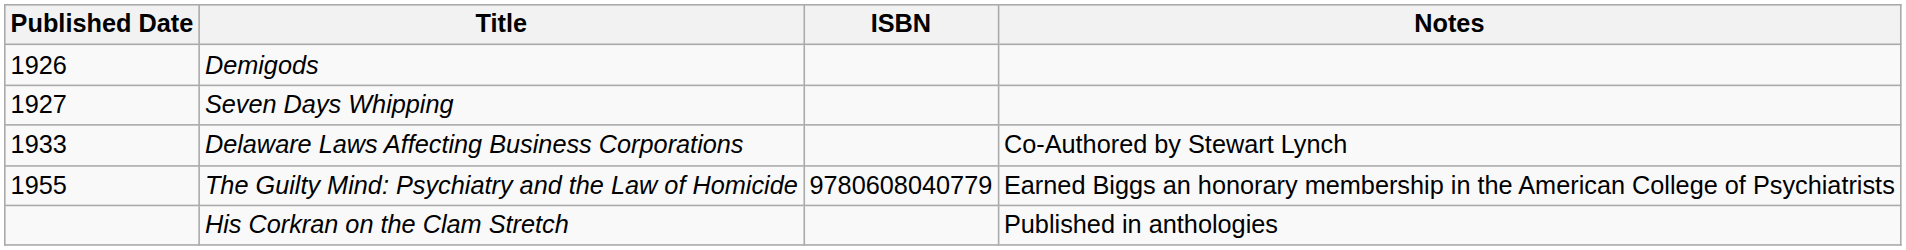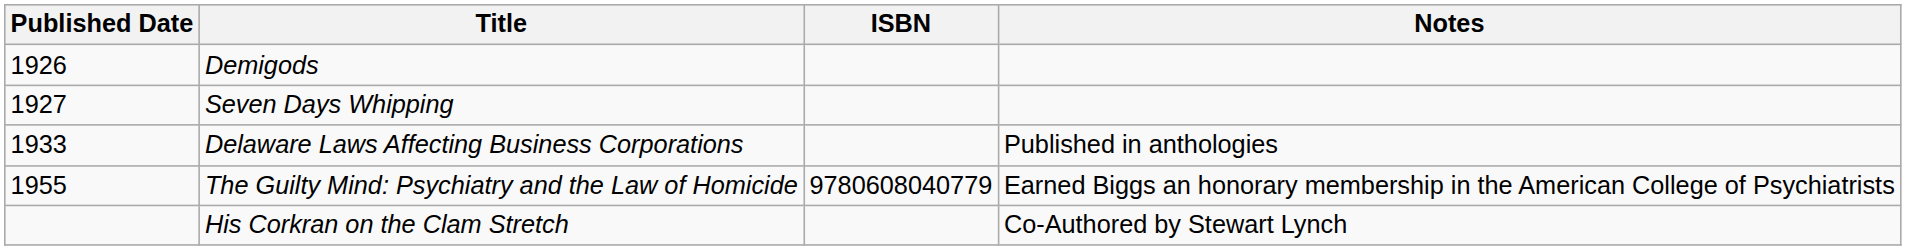(1176, 144) Co-Authored by Stewart Lynch -> (1141, 144) Published in anthologies
(1141, 225) Published in anthologies -> (1176, 225) Co-Authored by Stewart Lynch
